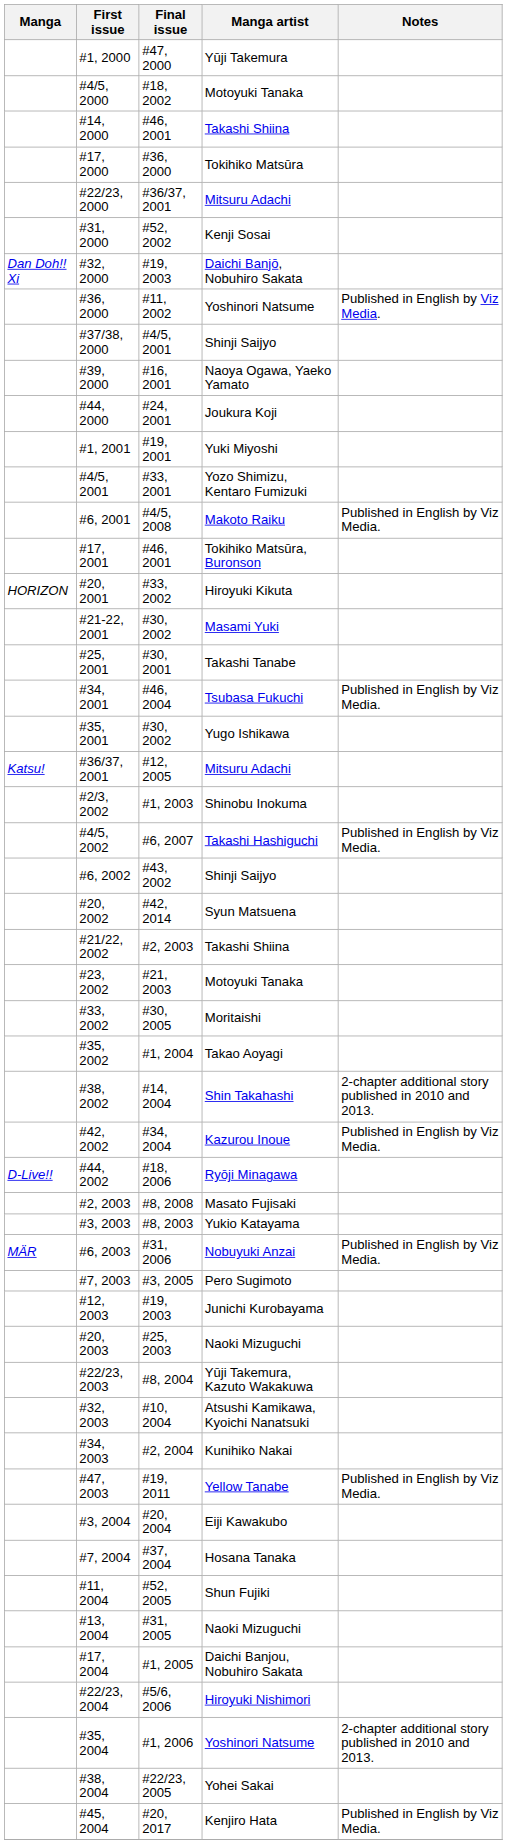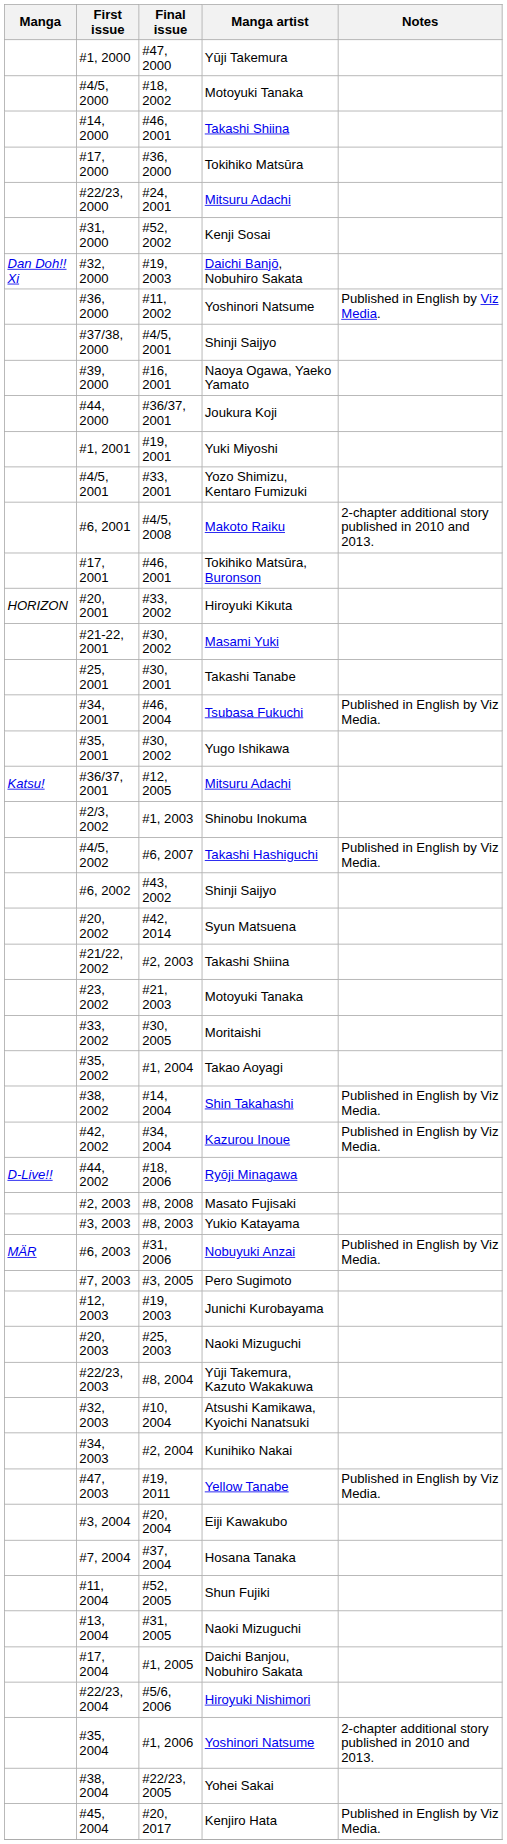(164, 200) #36/37, 2001 -> (157, 200) #24, 2001
(157, 413) #24, 2001 -> (164, 413) #36/37, 2001
(420, 520) Published in English by Viz Media. -> (415, 527) 2-chapter additional story published in 2010 and 2013.
(415, 1096) 2-chapter additional story published in 2010 and 2013. -> (420, 1104) Published in English by Viz Media.
